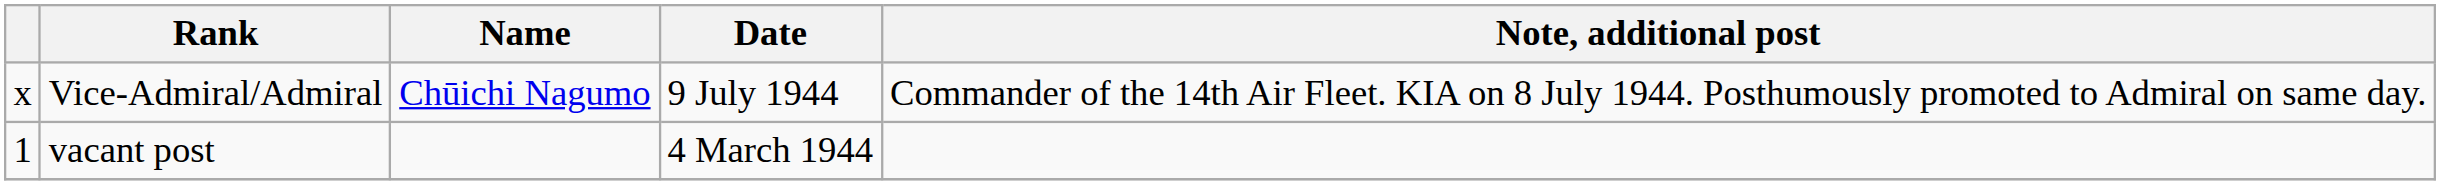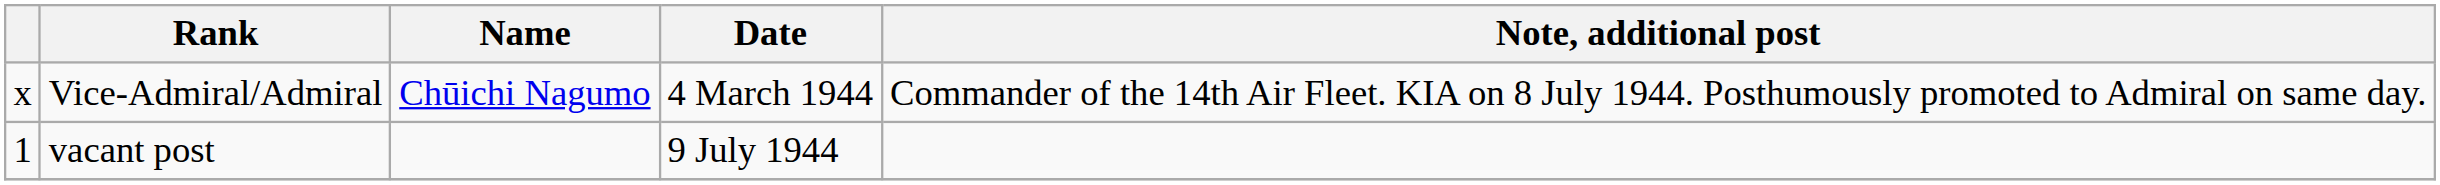(753, 91) 9 July 1944 -> (770, 91) 4 March 1944
(770, 149) 4 March 1944 -> (753, 149) 9 July 1944
